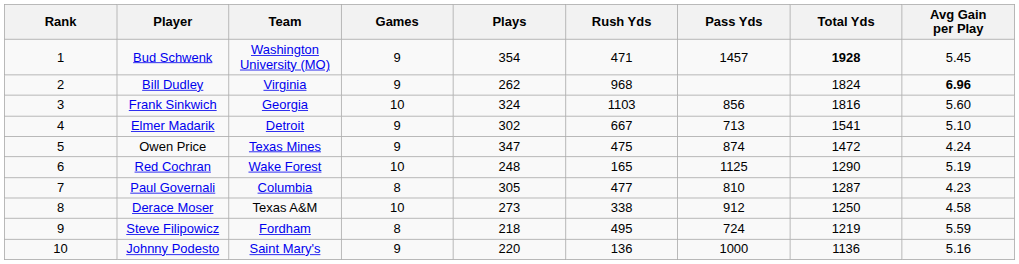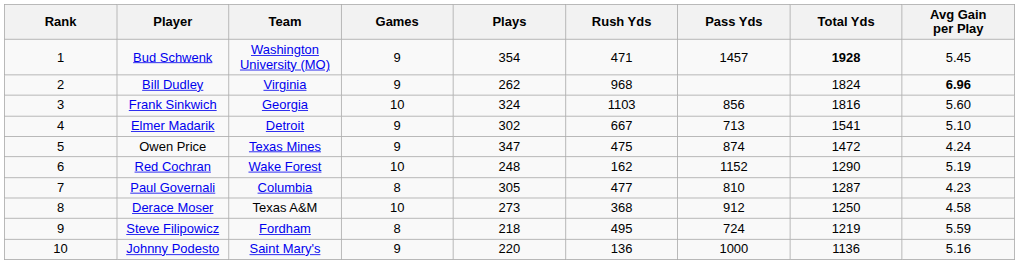(622, 167) 165 -> (622, 167) 162
(734, 167) 1125 -> (734, 167) 1152
(622, 208) 338 -> (622, 208) 368
